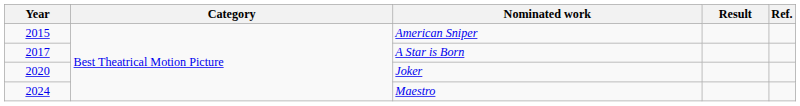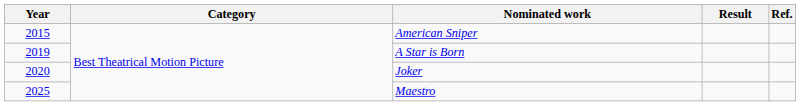(38, 52) 2017 -> (38, 52) 2019
(38, 91) 2024 -> (38, 91) 2025
